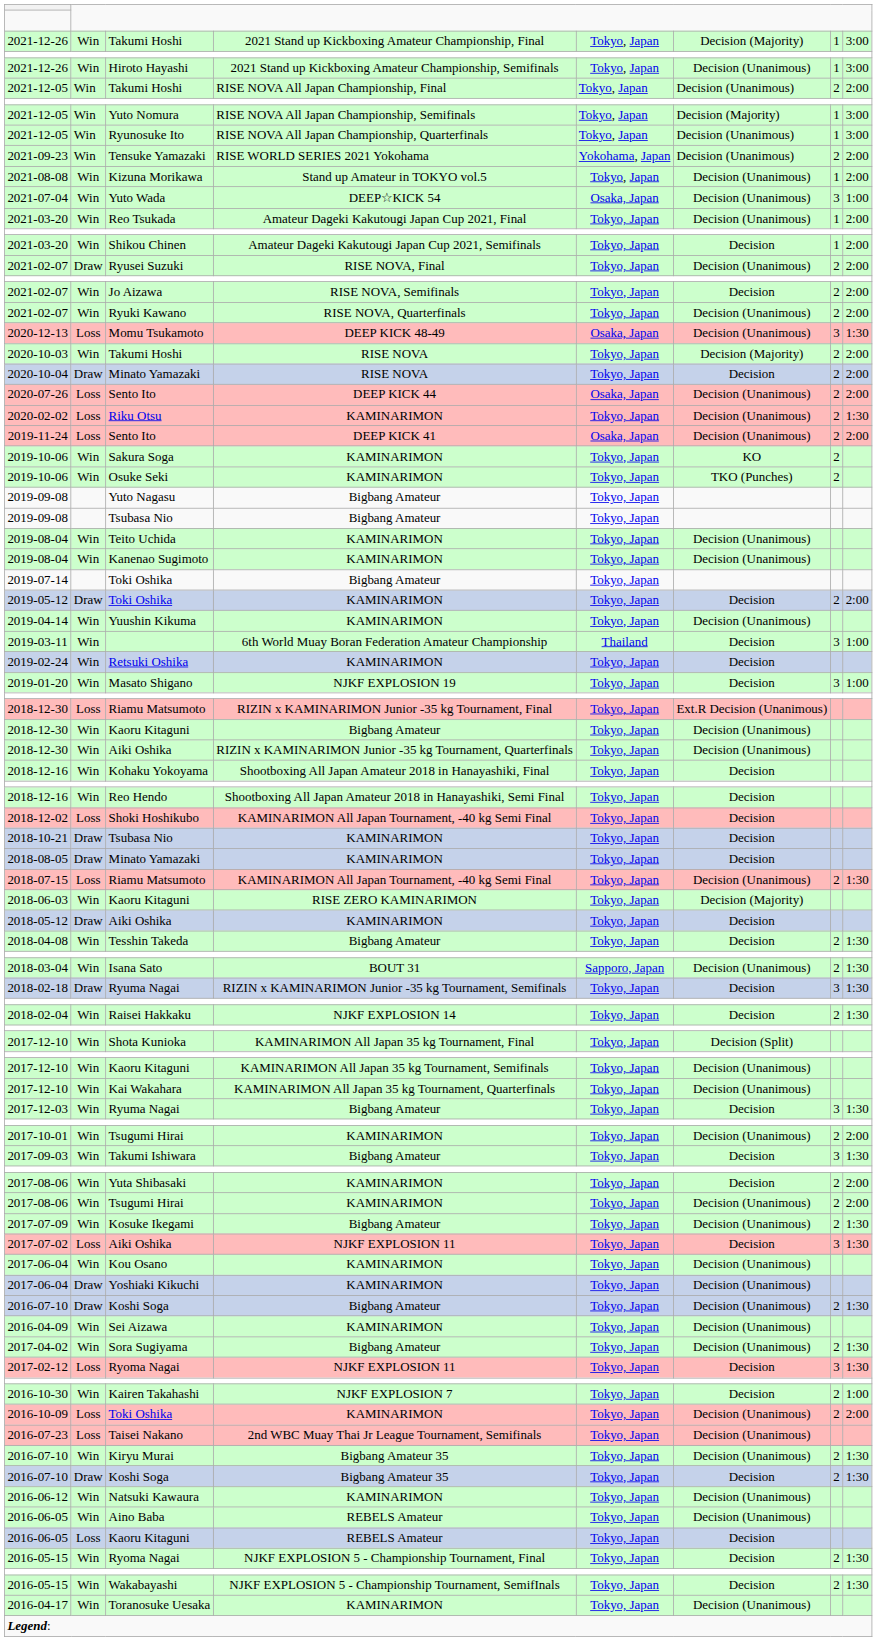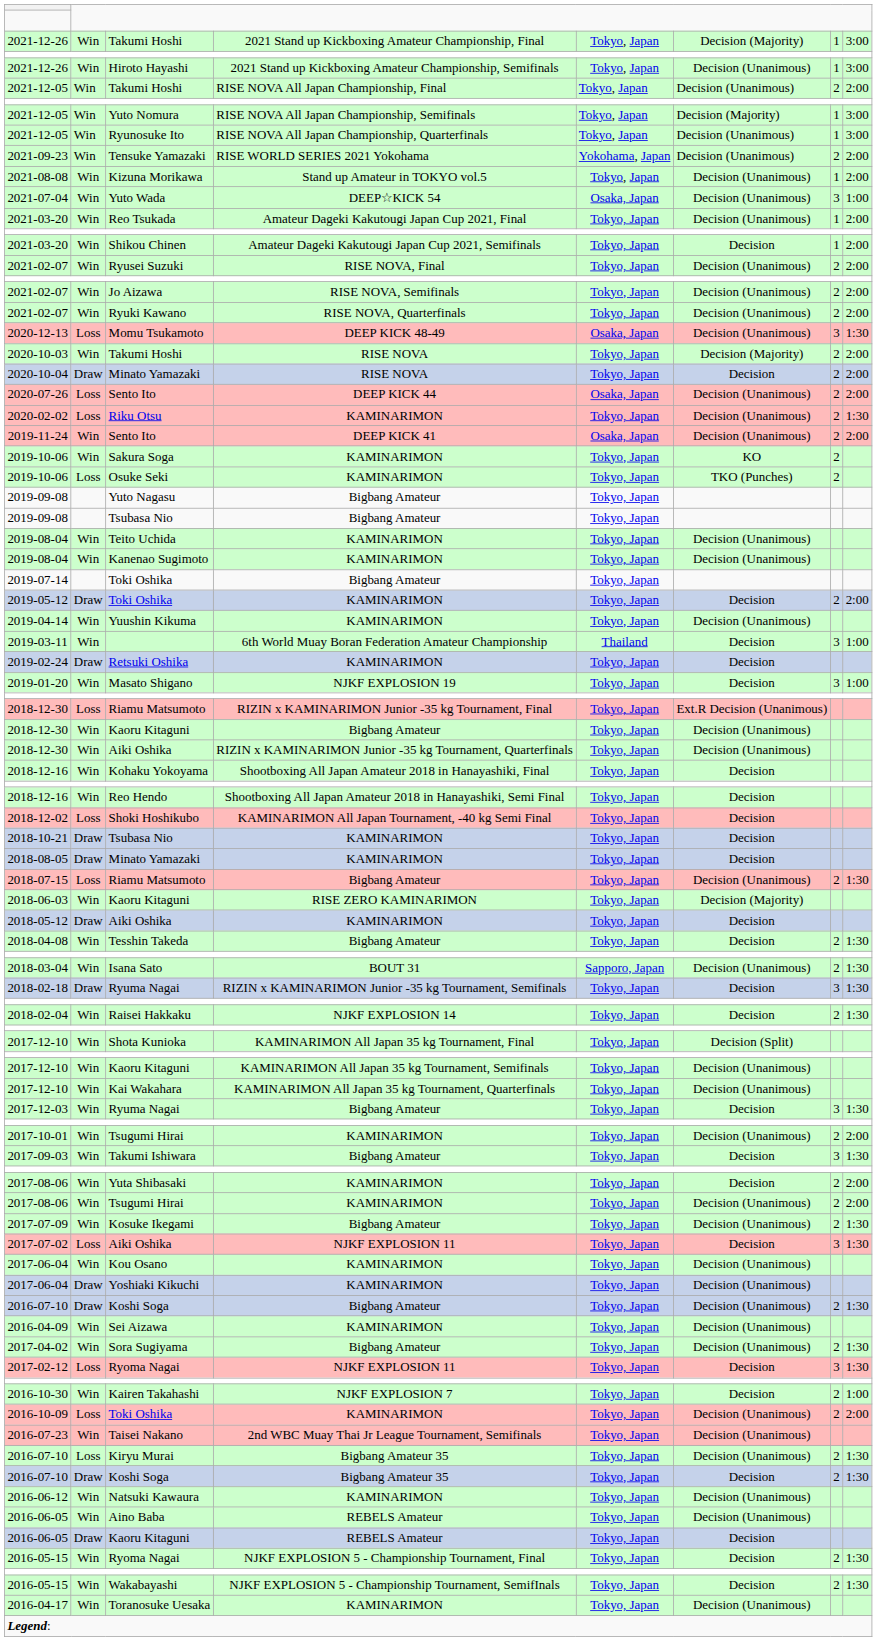(88, 265) Draw -> (88, 265) Win
(752, 292) Decision -> (752, 292) Decision (Unanimous)
(88, 435) Loss -> (88, 435) Win
(88, 477) Win -> (88, 477) Loss
(88, 662) Win -> (88, 662) Draw
(395, 879) KAMINARIMON All Japan Tournament, -40 kg Semi Final -> (395, 879) Bigbang Amateur
(88, 1435) Loss -> (88, 1435) Win
(88, 1455) Win -> (88, 1455) Loss
(88, 1537) Loss -> (88, 1537) Draw
